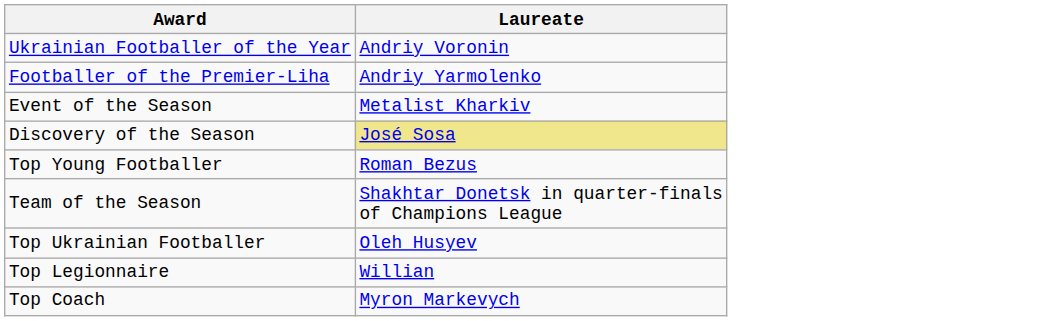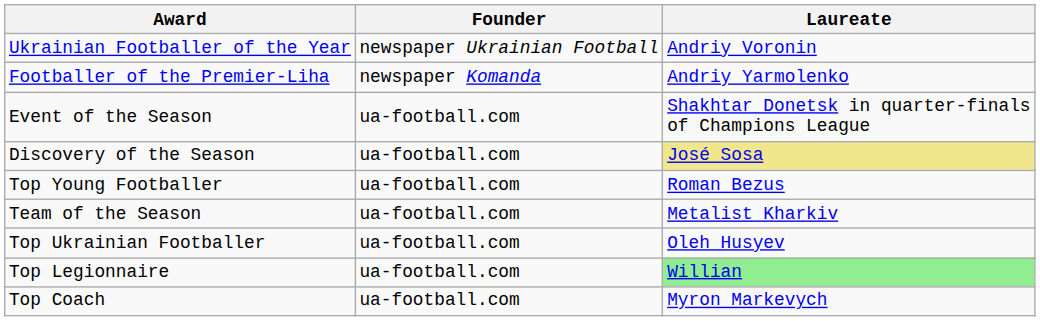+ column: (509, 19)
(445, 106) Metalist Kharkiv -> (849, 117) Shakhtar Donetsk in quarter-finals of Champions League
(541, 204) Shakhtar Donetsk in quarter-finals of Champions League -> (753, 214) Metalist Kharkiv
(397, 272) no background -> (705, 272) lightgreen background
